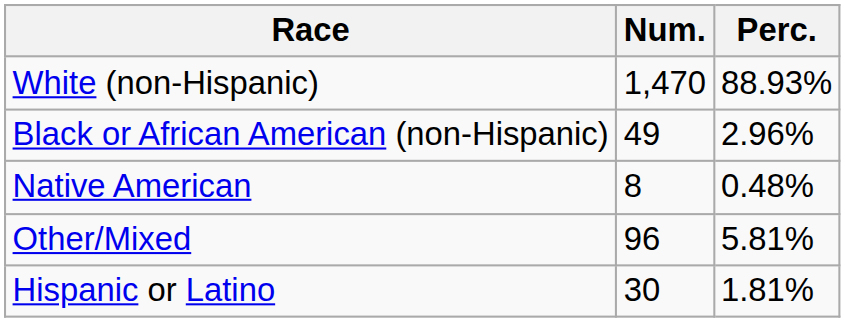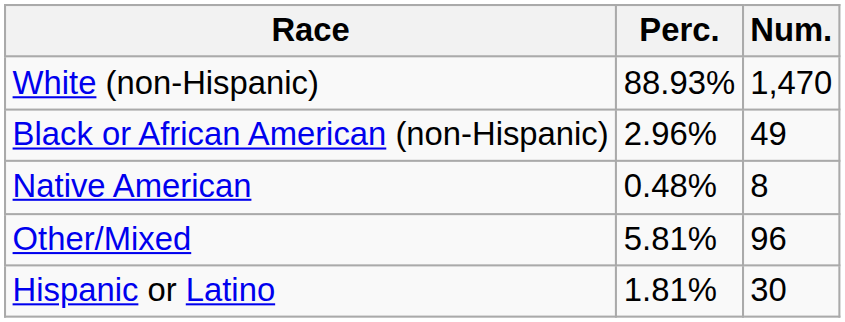columns swapped: (665, 30) <-> (777, 30)
